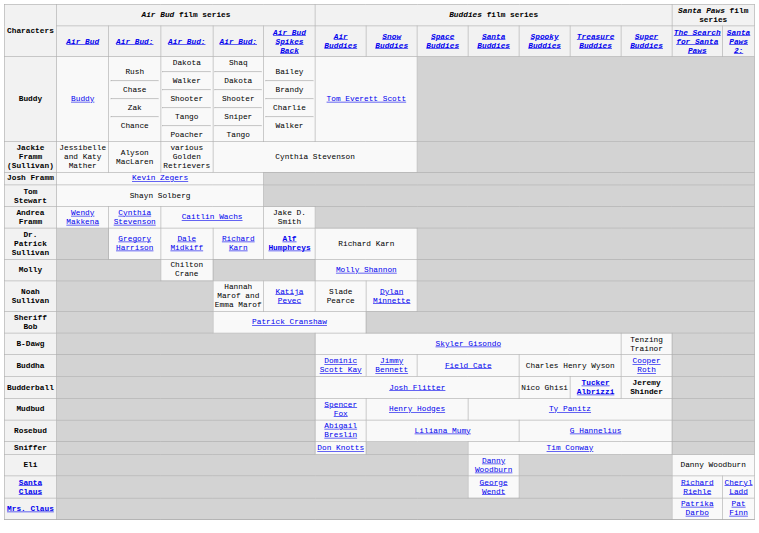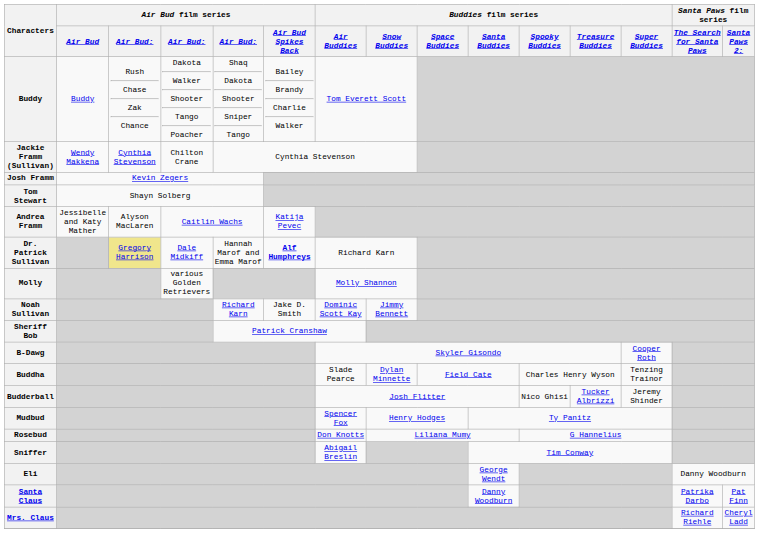(83, 157) Jessibelle and Katy Mather -> (83, 157) Wendy Makkena
(135, 157) Alyson MacLaren -> (135, 157) Cynthia Stevenson
(187, 157) various Golden Retrievers -> (187, 157) Chilton Crane
(83, 217) Wendy Makkena -> (83, 222) Jessibelle and Katy Mather
(135, 217) Cynthia Stevenson -> (135, 222) Alyson MacLaren
(290, 217) Jake D. Smith -> (289, 222) Katija Pevec
(135, 244) no background -> (135, 253) khaki background
(238, 244) Richard Karn -> (238, 253) Hannah Marof and Emma Marof
(187, 270) Chilton Crane -> (187, 283) various Golden Retrievers
(238, 296) Hannah Marof and Emma Marof -> (238, 310) Richard Karn
(289, 296) Katija Pevec -> (290, 310) Jake D. Smith
(341, 296) Slade Pearce -> (341, 310) Dominic Scott Kay
(392, 296) Dylan Minnette -> (392, 310) Jimmy Bennett
(647, 344) Tenzing Trainor -> (647, 353) Cooper Roth
(341, 366) Dominic Scott Kay -> (341, 375) Slade Pearce
(392, 366) Jimmy Bennett -> (392, 375) Dylan Minnette
(647, 366) Cooper Roth -> (647, 375) Tenzing Trainor
(596, 387) bold -> (596, 396) normal
(647, 387) bold -> (647, 396) normal
(341, 431) Abigail Breslin -> (341, 435) Don Knotts
(341, 448) Don Knotts -> (341, 453) Abigail Breslin
(494, 465) Danny Woodburn -> (494, 474) George Wendt
(494, 487) George Wendt -> (494, 496) Danny Woodburn
(697, 487) Richard Riehle -> (697, 496) Patrika Darbo
(739, 487) Cheryl Ladd -> (739, 496) Pat Finn
(697, 509) Patrika Darbo -> (697, 518) Richard Riehle
(739, 509) Pat Finn -> (739, 518) Cheryl Ladd
